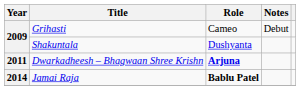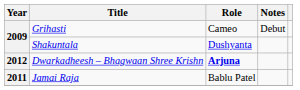(17, 61) 2011 -> (17, 61) 2012
(17, 77) 2014 -> (17, 77) 2011
(233, 77) bold -> (232, 77) normal
